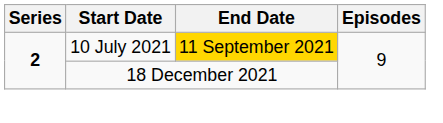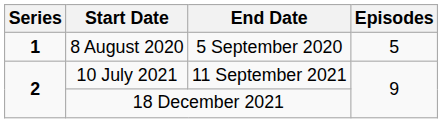+ row: (127, 46)
(256, 46) gold background -> (269, 74) no background
